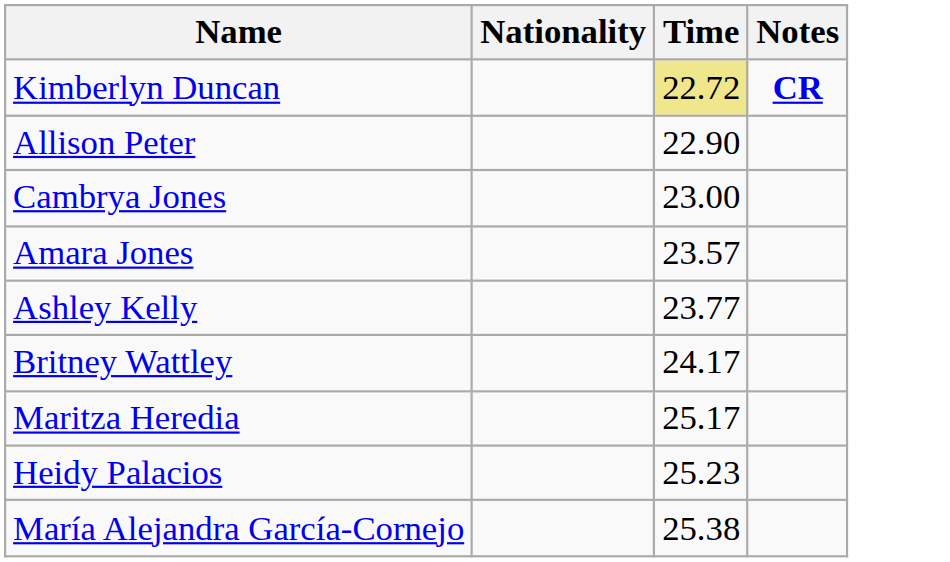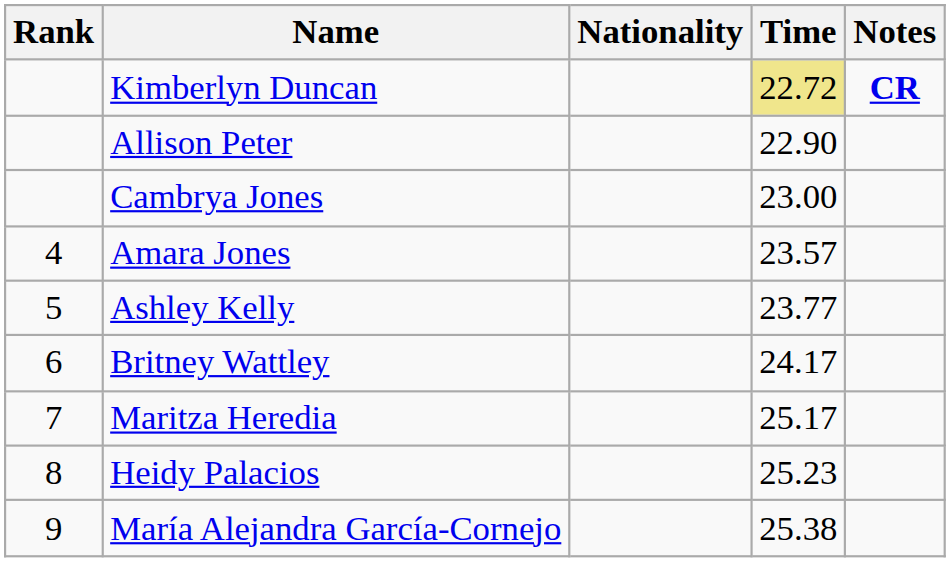+ column: (54, 32)
